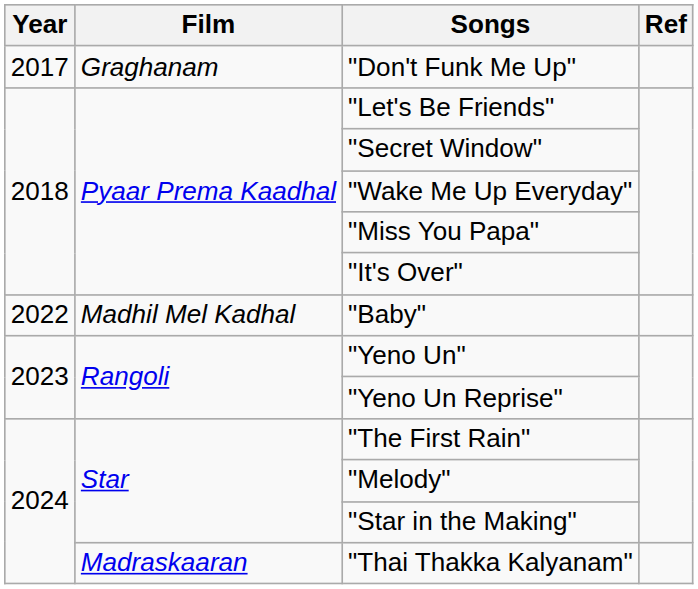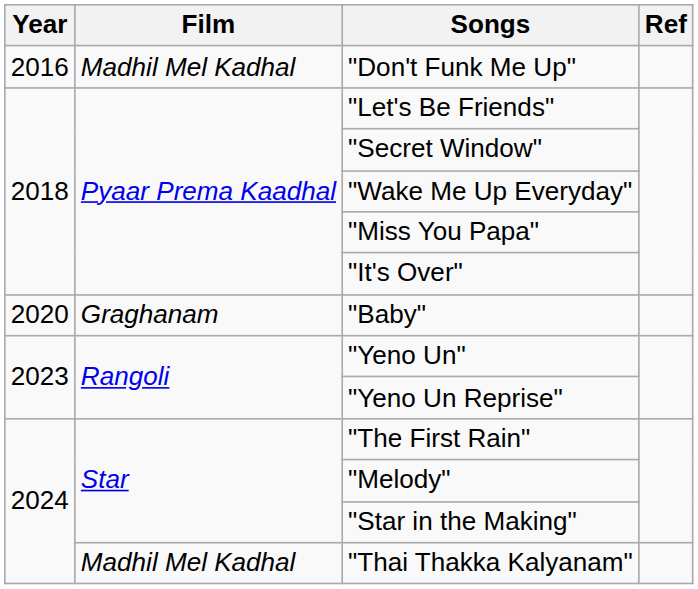(40, 66) 2017 -> (40, 66) 2016
(150, 66) Graghanam -> (188, 66) Madhil Mel Kadhal
(40, 314) 2022 -> (40, 314) 2020
(188, 314) Madhil Mel Kadhal -> (150, 314) Graghanam
(164, 562) Madraskaaran -> (188, 562) Madhil Mel Kadhal
